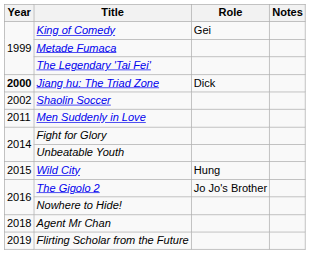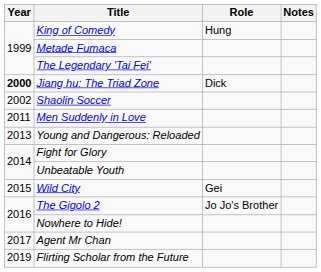(202, 30) Gei -> (218, 30) Hung
+ row: (118, 135)
(207, 170) Hung -> (214, 188) Gei
(19, 223) 2018 -> (19, 240) 2017
